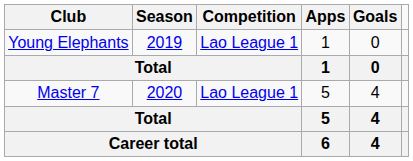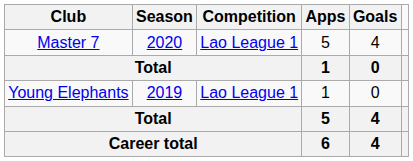rows swapped: (68, 42) <-> (68, 93)
